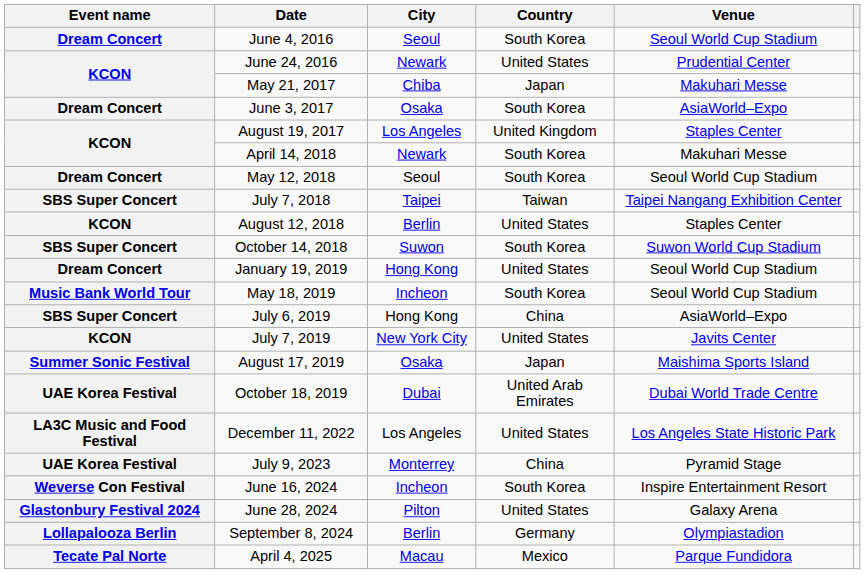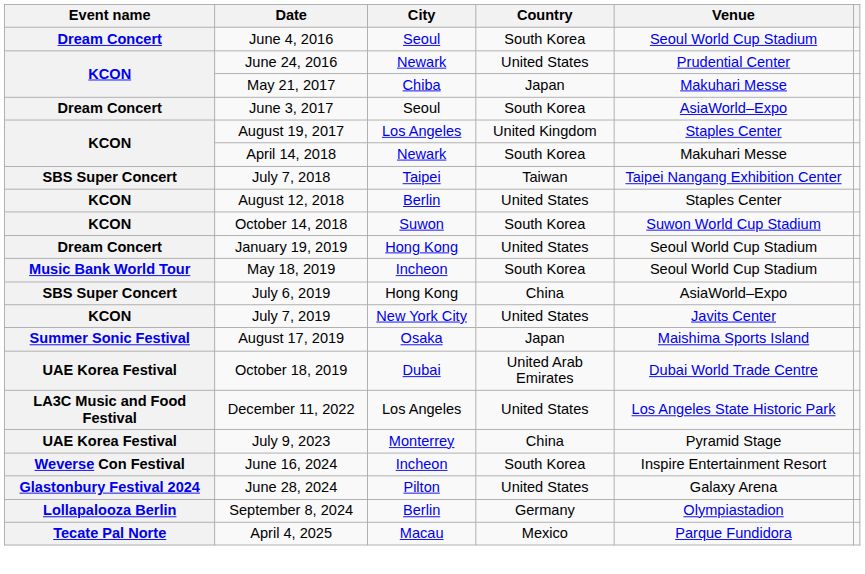(422, 108) Osaka -> (422, 108) Seoul
- row: (291, 177)
(110, 246) SBS Super Concert -> (110, 223) KCON
